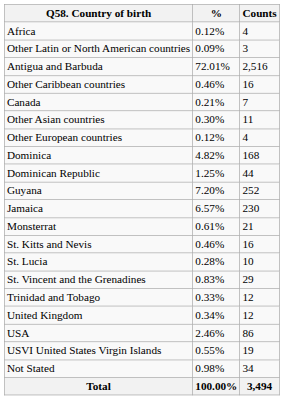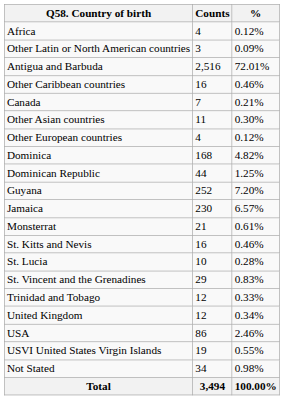columns swapped: (260, 13) <-> (216, 13)
